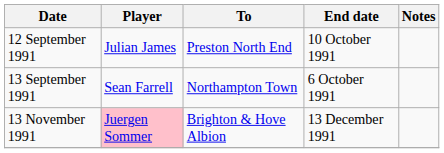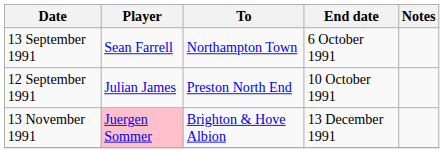rows swapped: (47, 48) <-> (47, 88)
